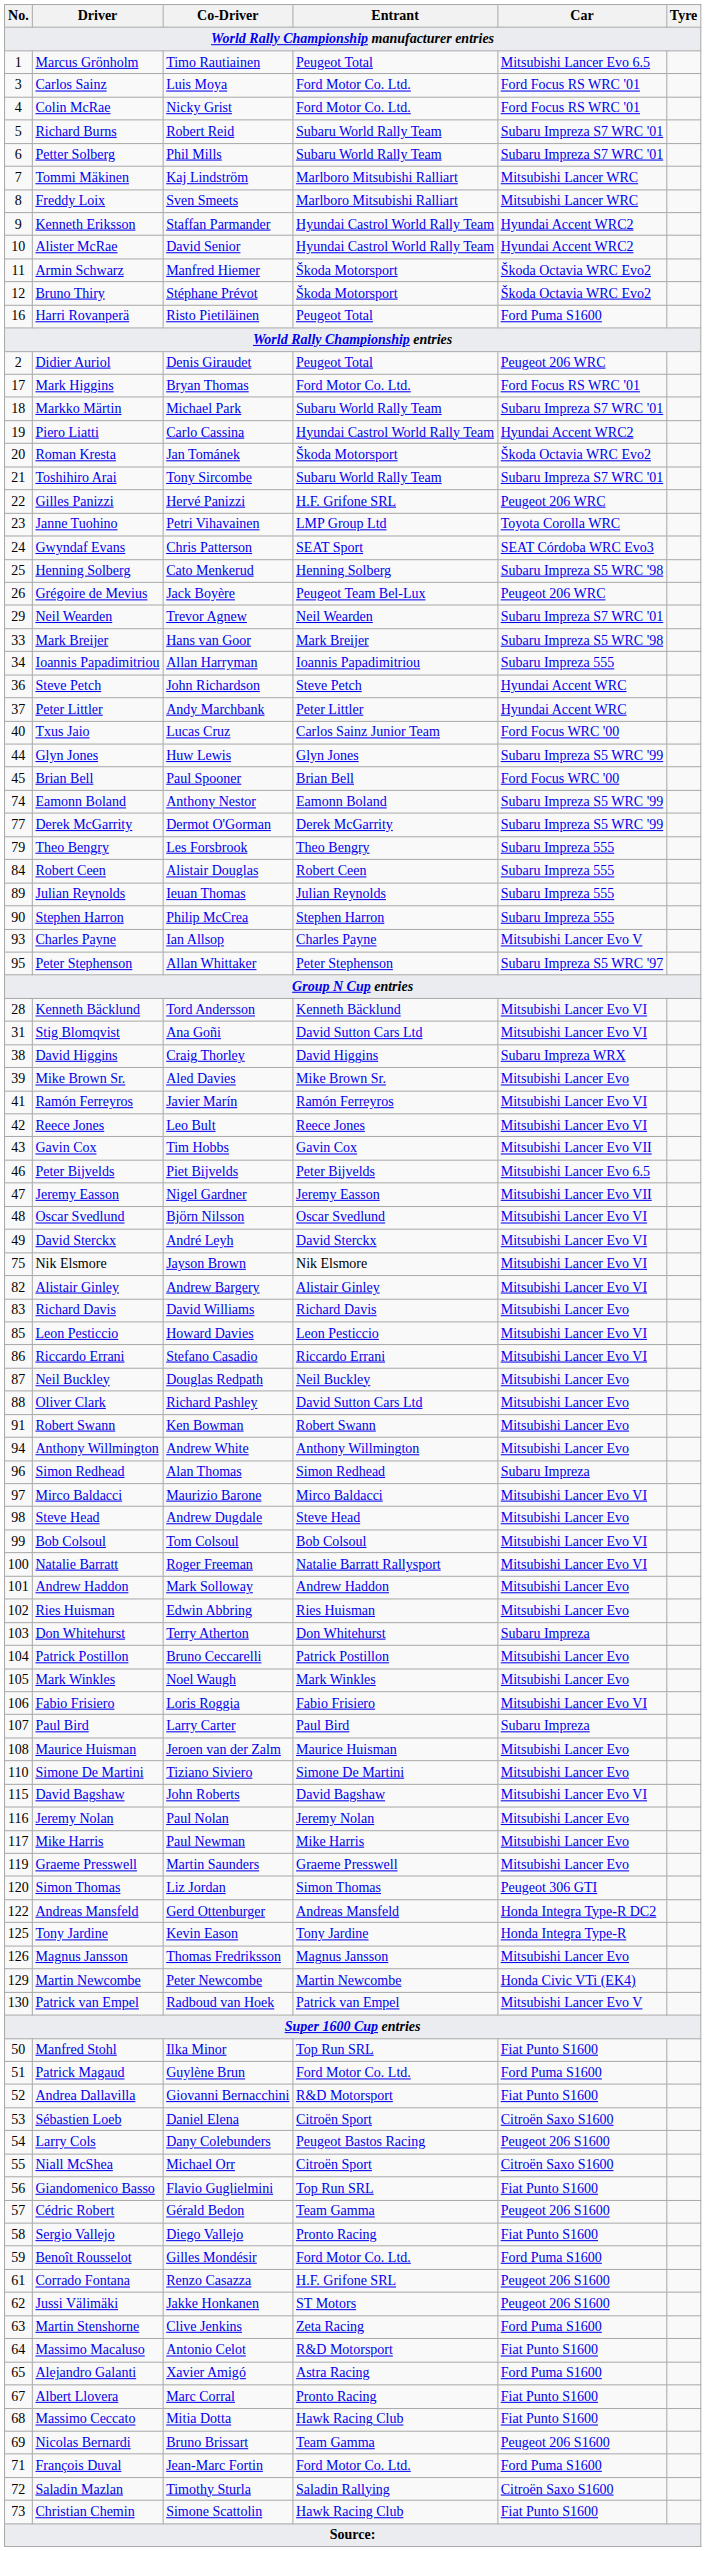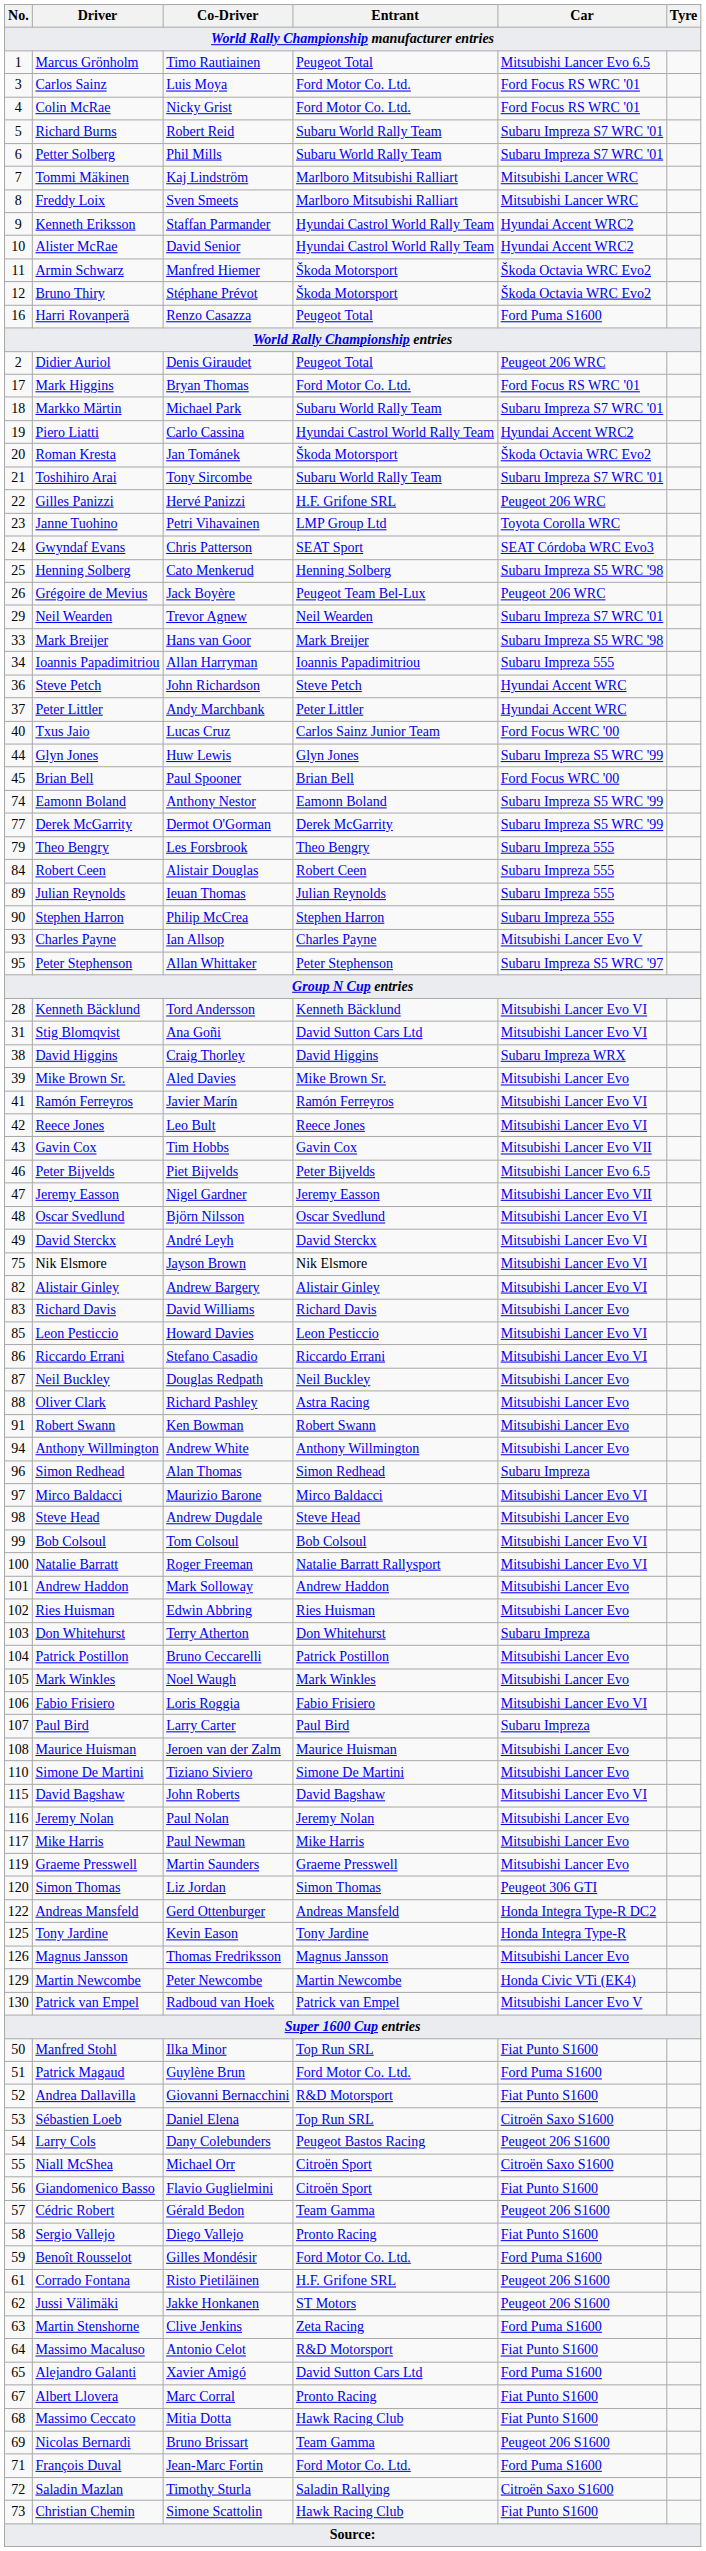(213, 316) Risto Pietiläinen -> (209, 316) Renzo Casazza
(359, 1402) David Sutton Cars Ltd -> (333, 1402) Astra Racing
(334, 2118) Citroën Sport -> (335, 2118) Top Run SRL
(335, 2188) Top Run SRL -> (334, 2188) Citroën Sport
(209, 2280) Renzo Casazza -> (213, 2280) Risto Pietiläinen
(333, 2372) Astra Racing -> (359, 2372) David Sutton Cars Ltd
